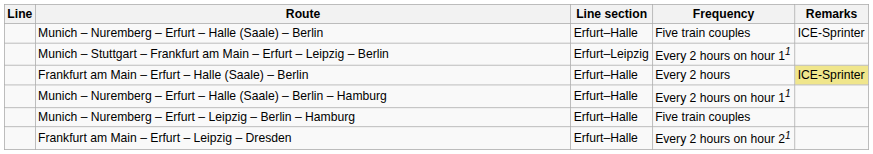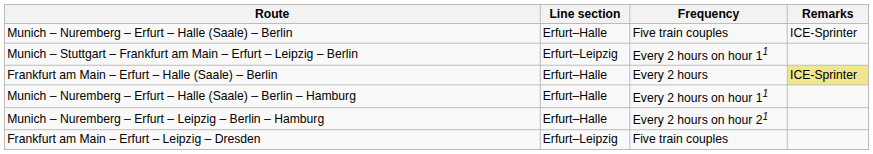- column: (20, 14)
(703, 117) Five train couples -> (700, 118) Every 2 hours on hour 21
(606, 138) Erfurt–Halle -> (580, 139) Erfurt–Leipzig
(723, 138) Every 2 hours on hour 21 -> (680, 139) Five train couples
